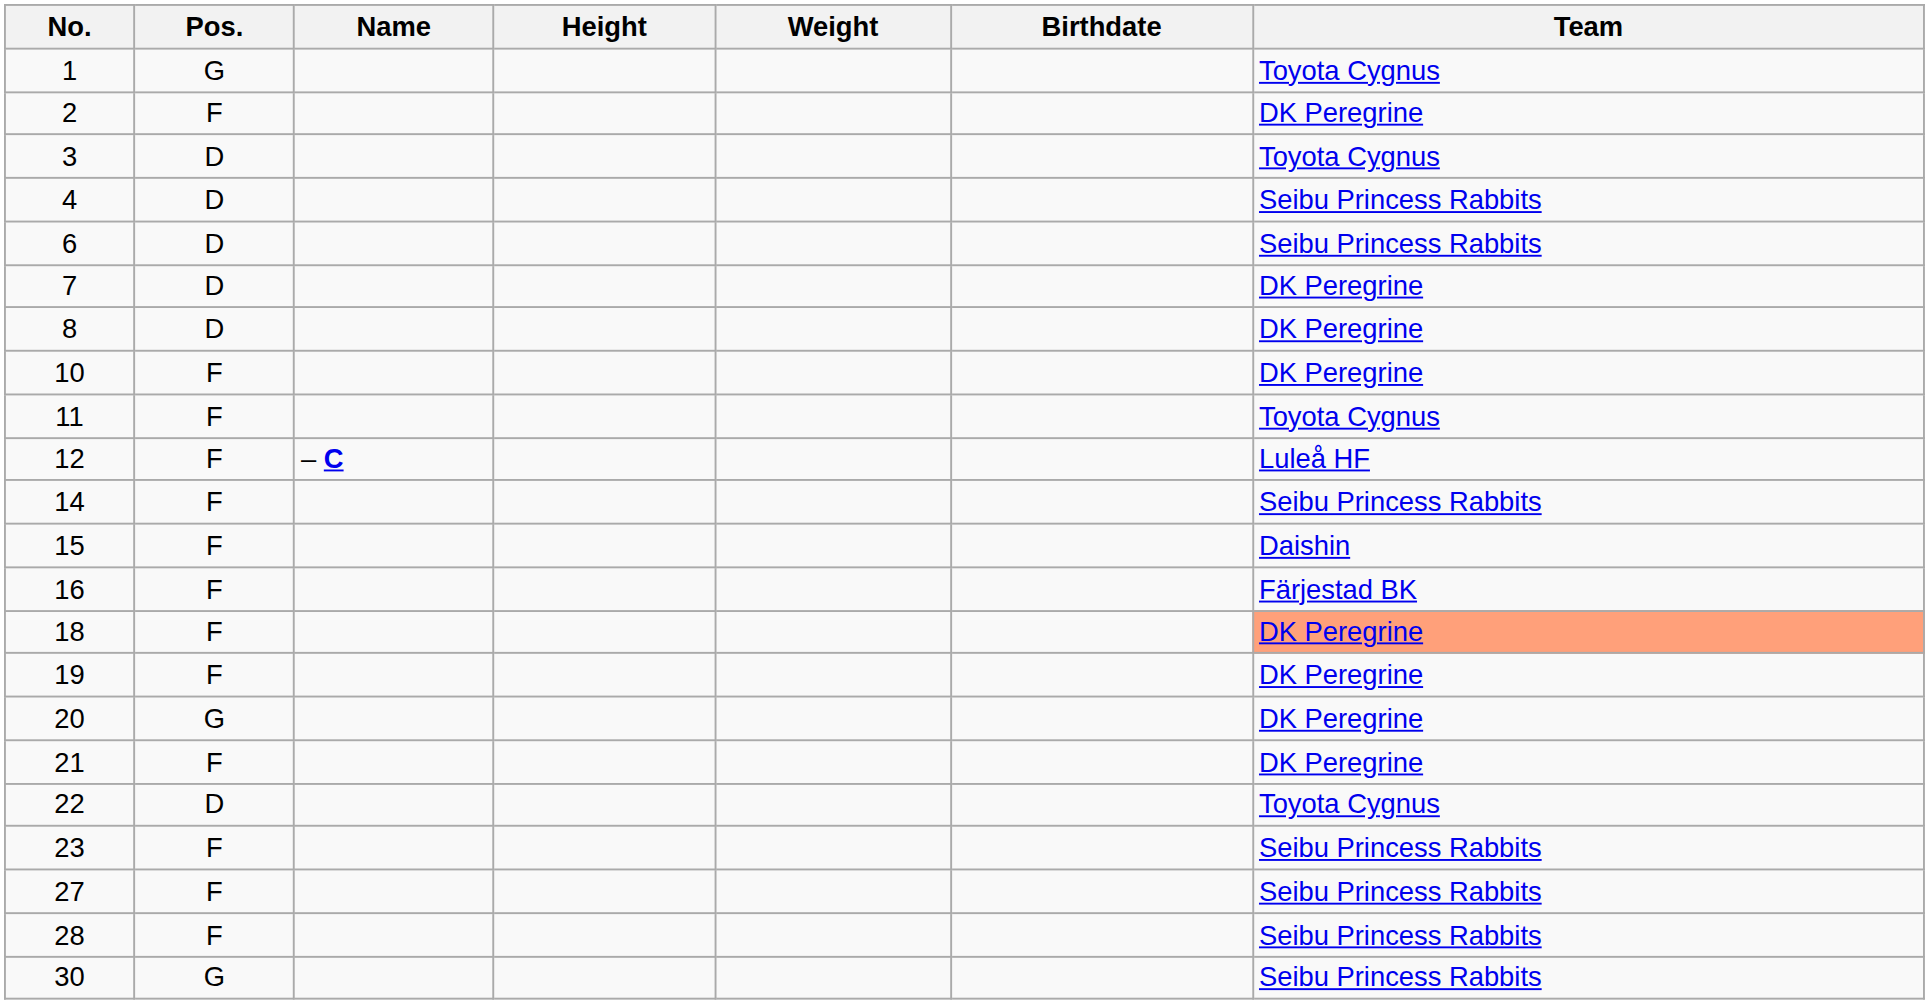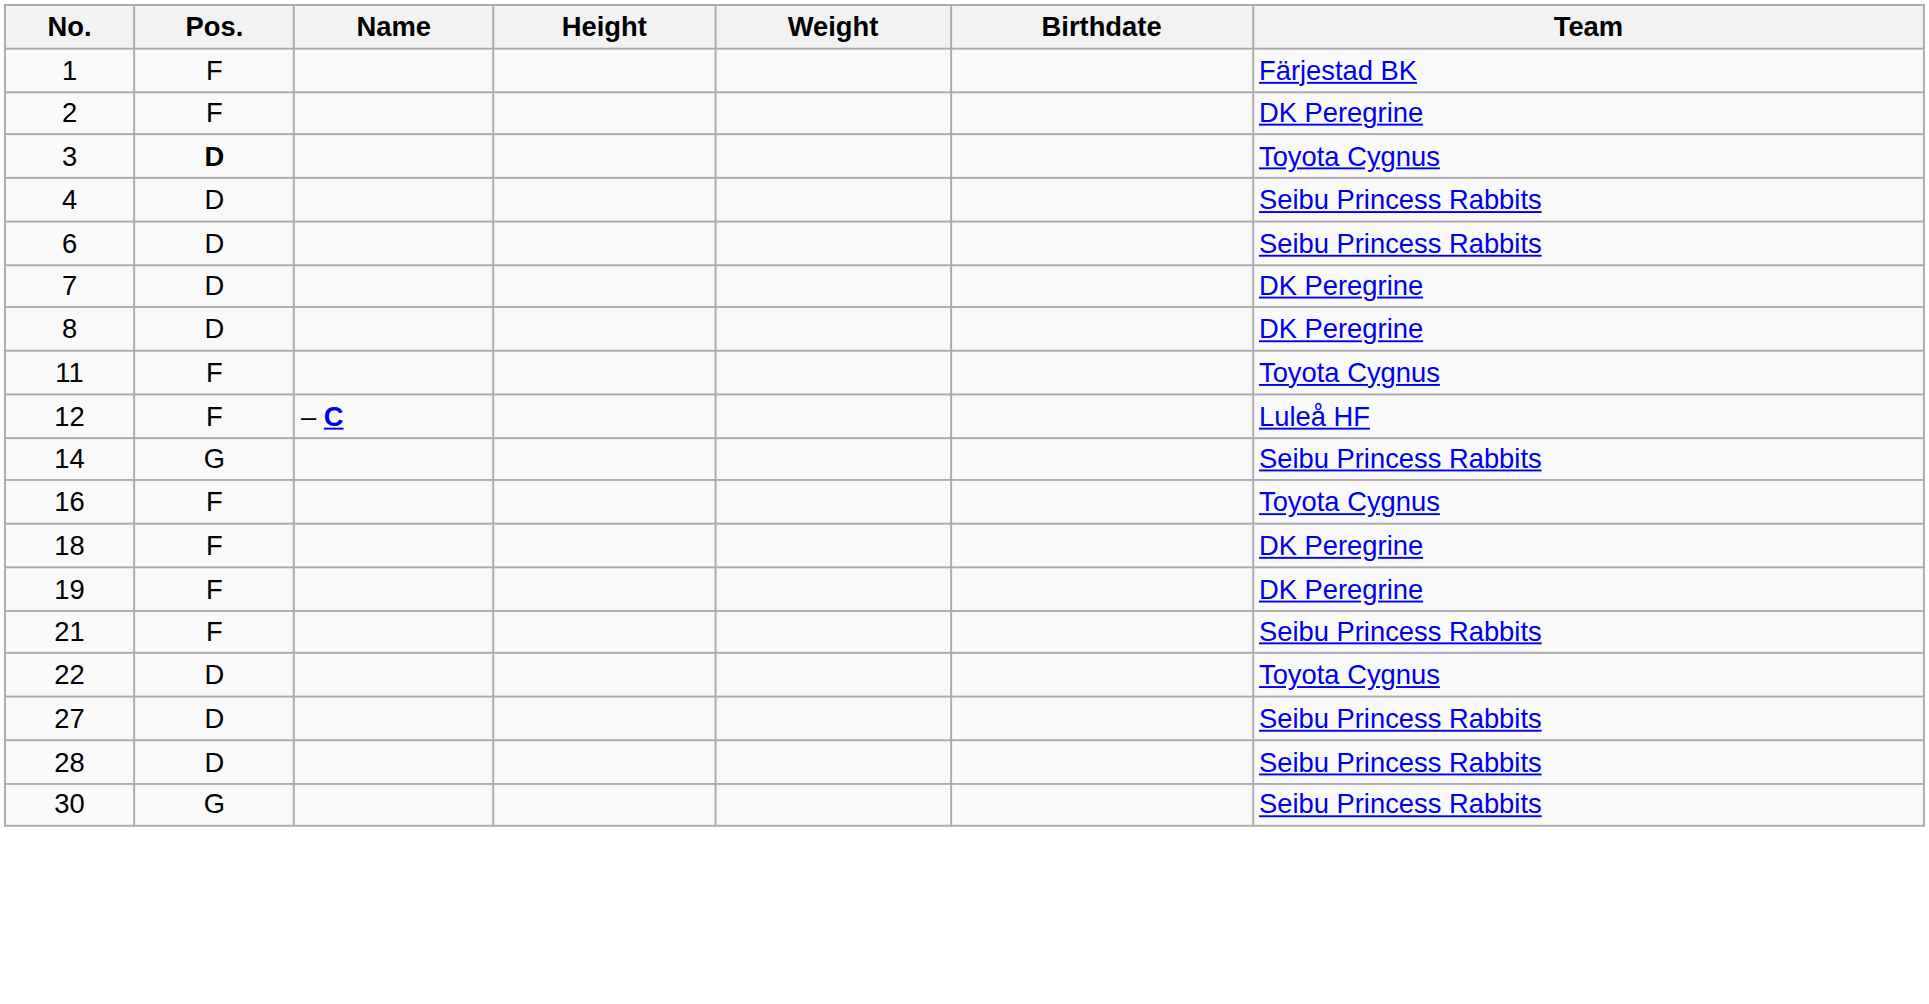(214, 70) G -> (214, 70) F
(1349, 70) Toyota Cygnus -> (1338, 70) Färjestad BK
(214, 157) normal -> (214, 157) bold
- row: (70, 373)
(214, 502) F -> (214, 459) G
- row: (70, 546)
(1338, 589) Färjestad BK -> (1349, 502) Toyota Cygnus
(1341, 632) lightsalmon background -> (1341, 546) no background
- row: (70, 719)
(1341, 762) DK Peregrine -> (1400, 632) Seibu Princess Rabbits
- row: (70, 848)
(214, 891) F -> (214, 719) D
(214, 935) F -> (214, 762) D
